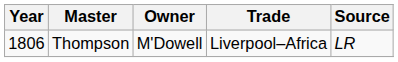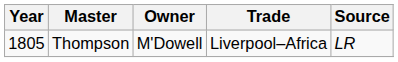(26, 43) 1806 -> (26, 43) 1805
